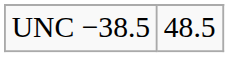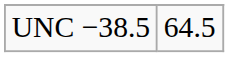(190, 27) 48.5 -> (190, 27) 64.5
